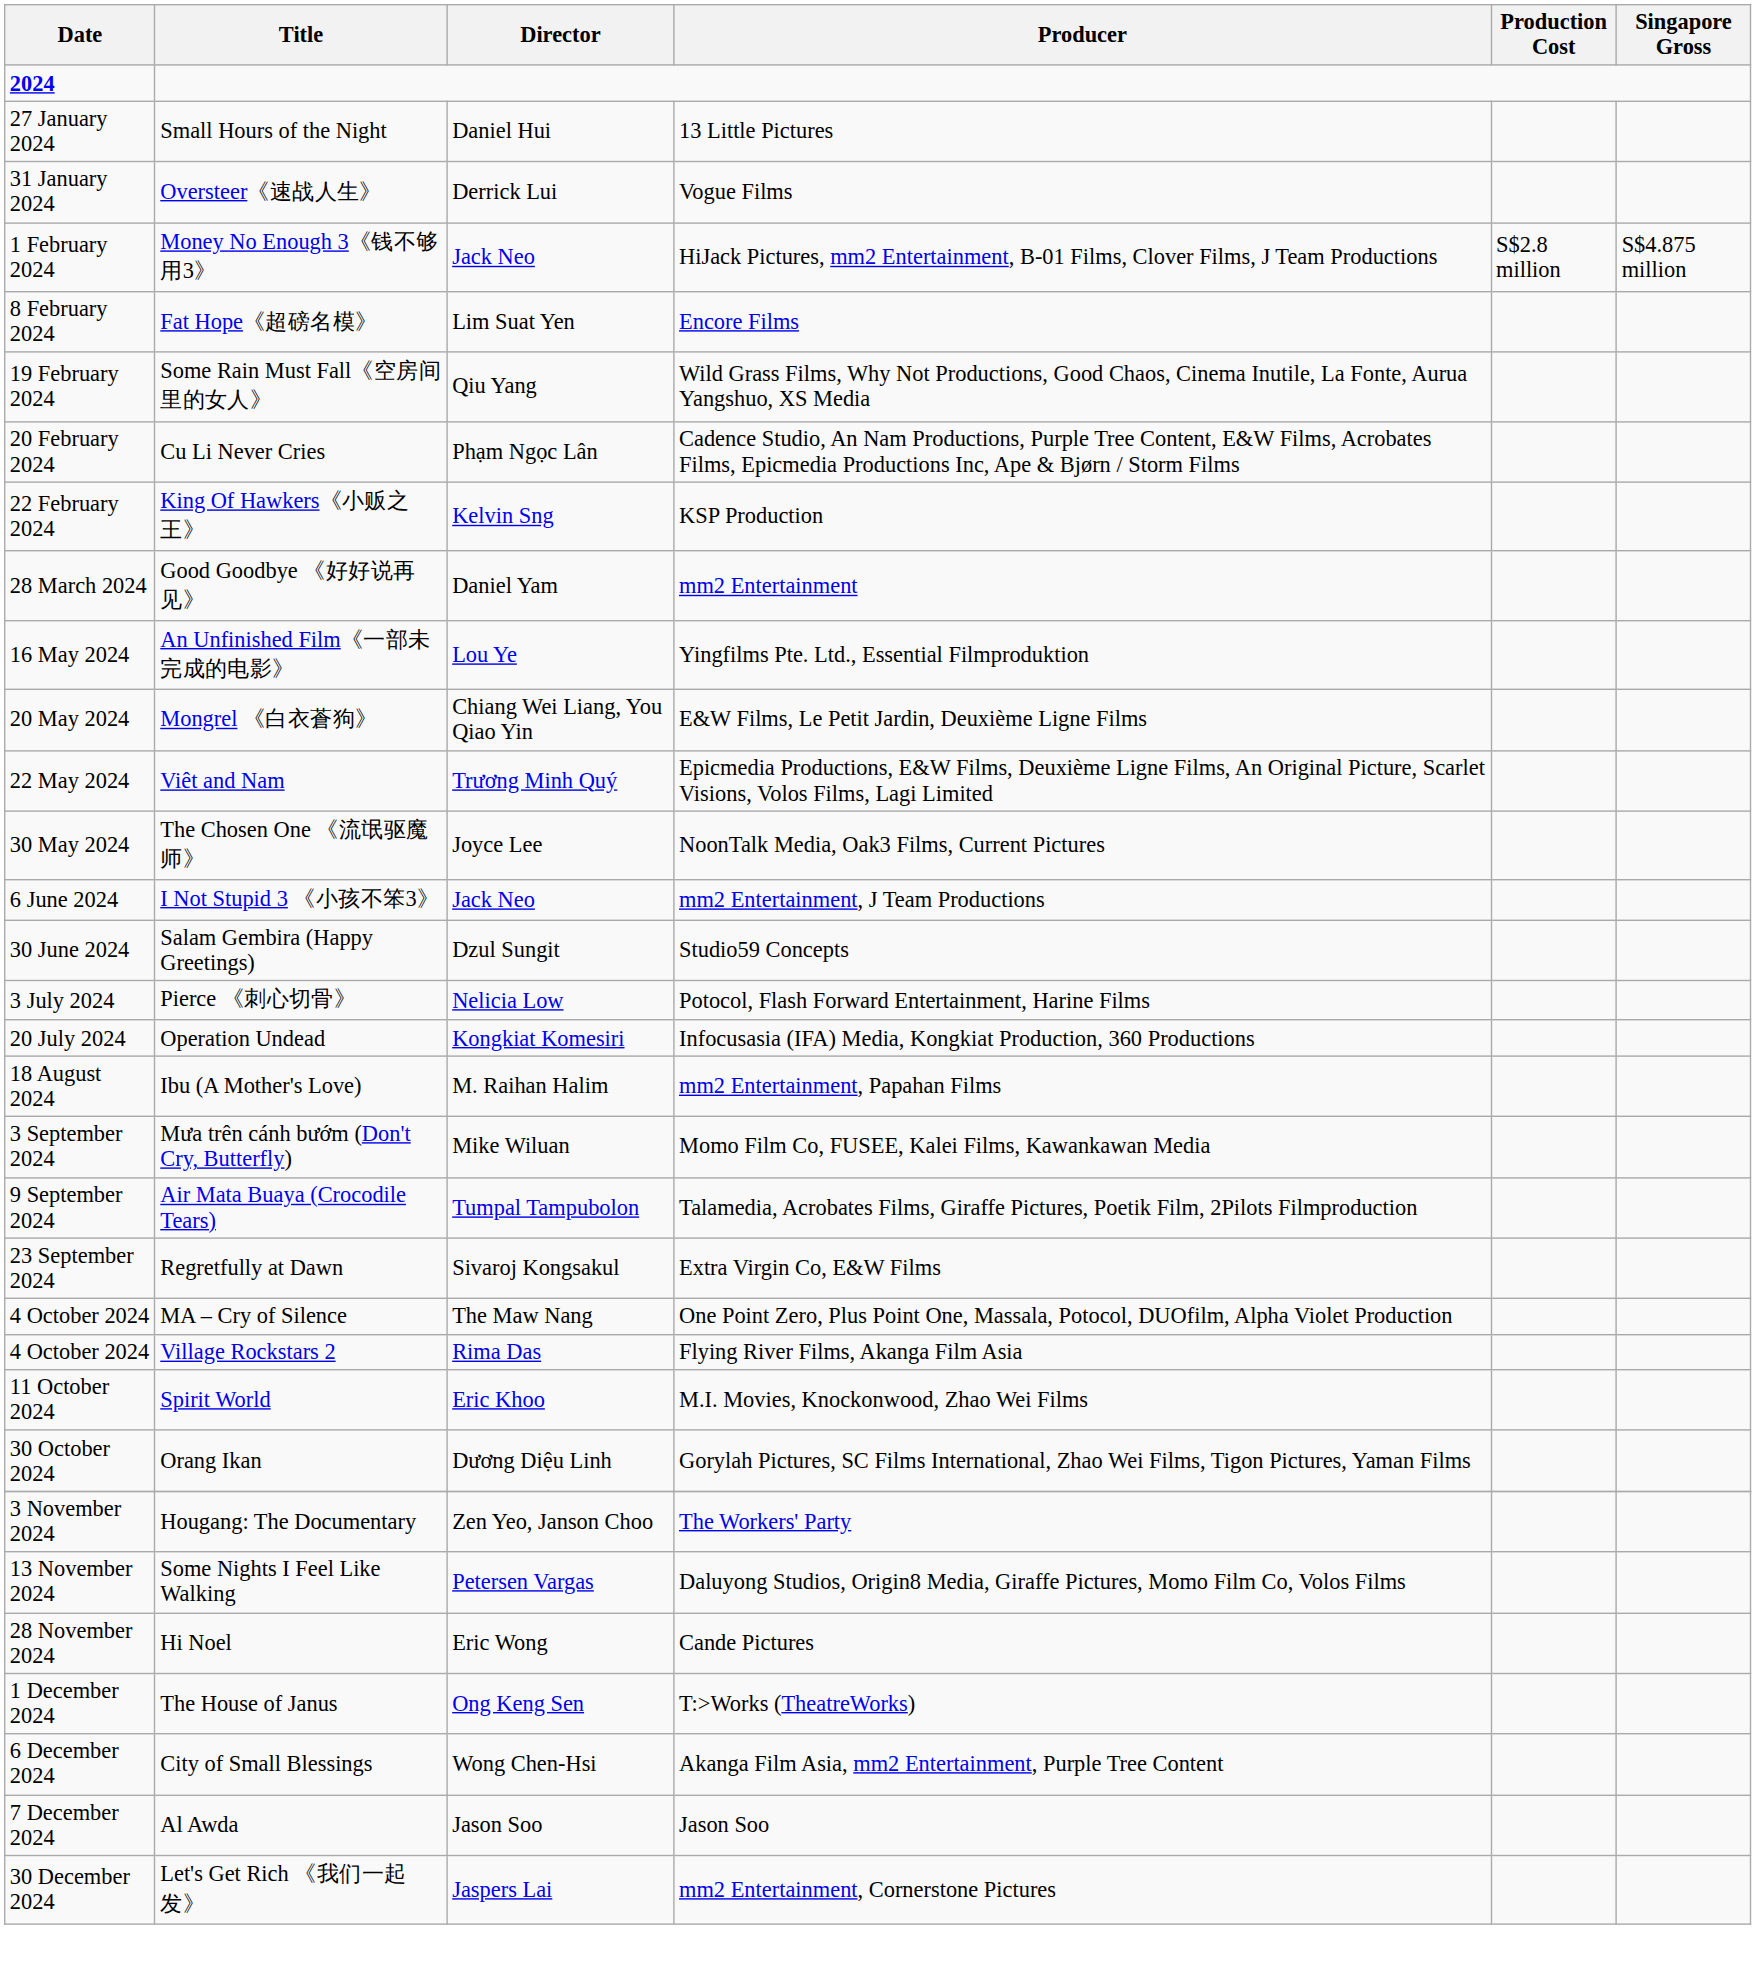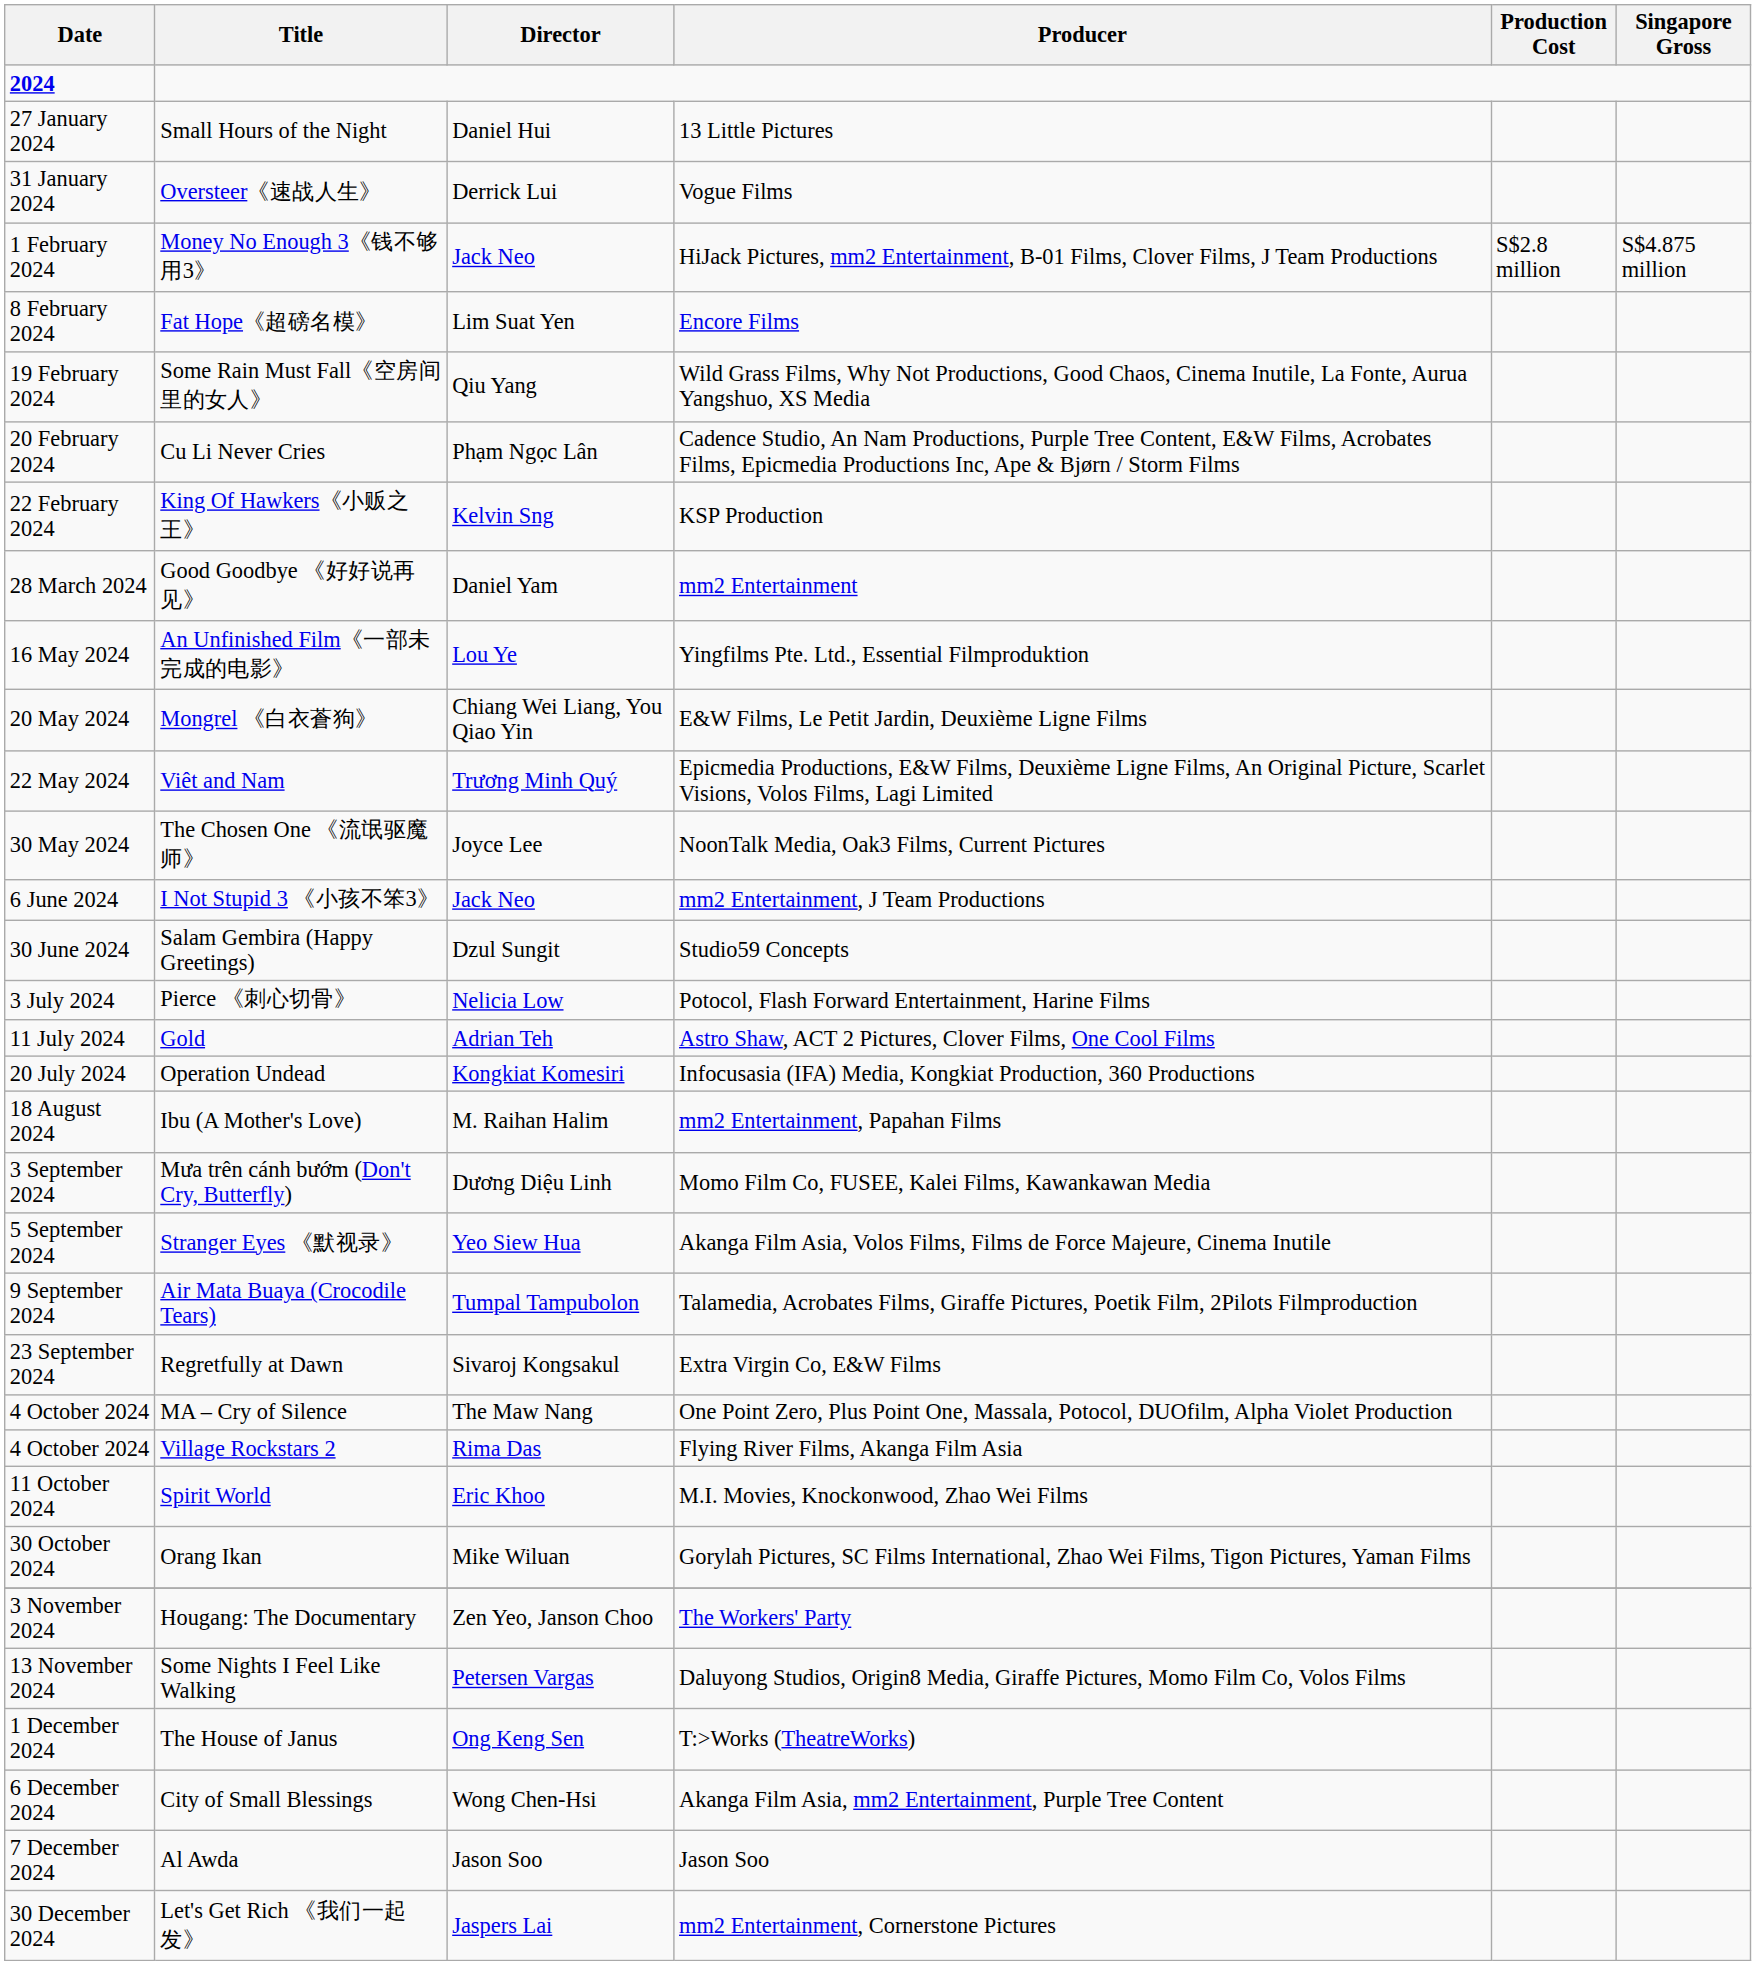+ row: (183, 1037)
(511, 1146) Mike Wiluan -> (532, 1182) Dương Diệu Linh
+ row: (282, 1242)
(532, 1460) Dương Diệu Linh -> (511, 1556) Mike Wiluan
- row: (196, 1642)
